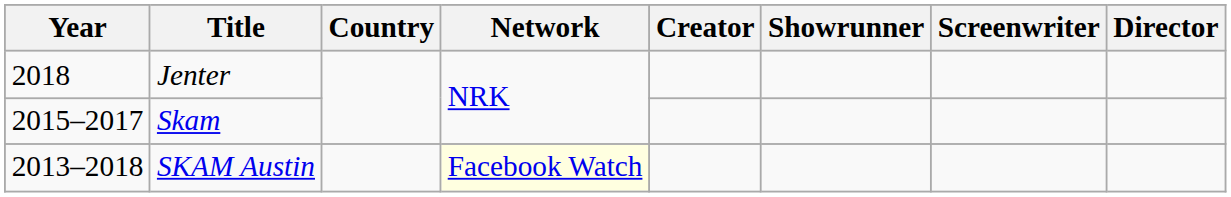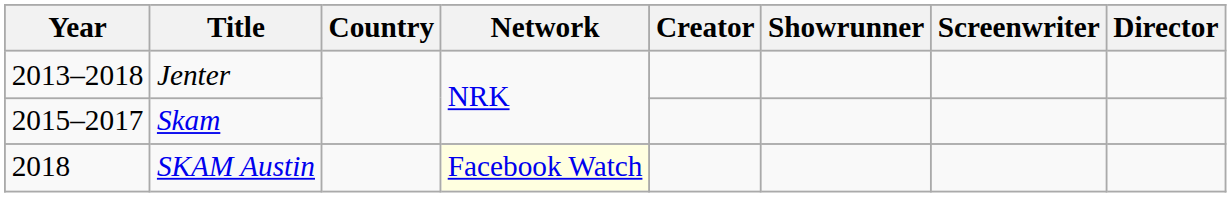(41, 74) 2018 -> (78, 74) 2013–2018
(78, 167) 2013–2018 -> (41, 167) 2018
